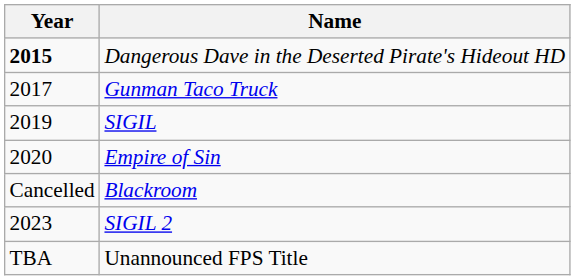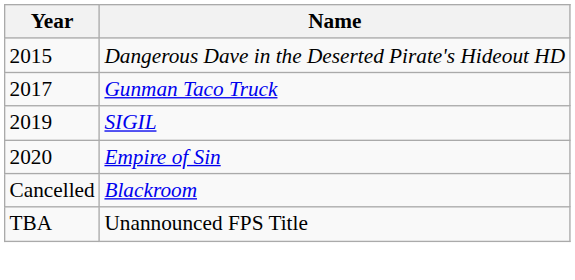(31, 55) bold -> (31, 55) normal
- row: (138, 223)
